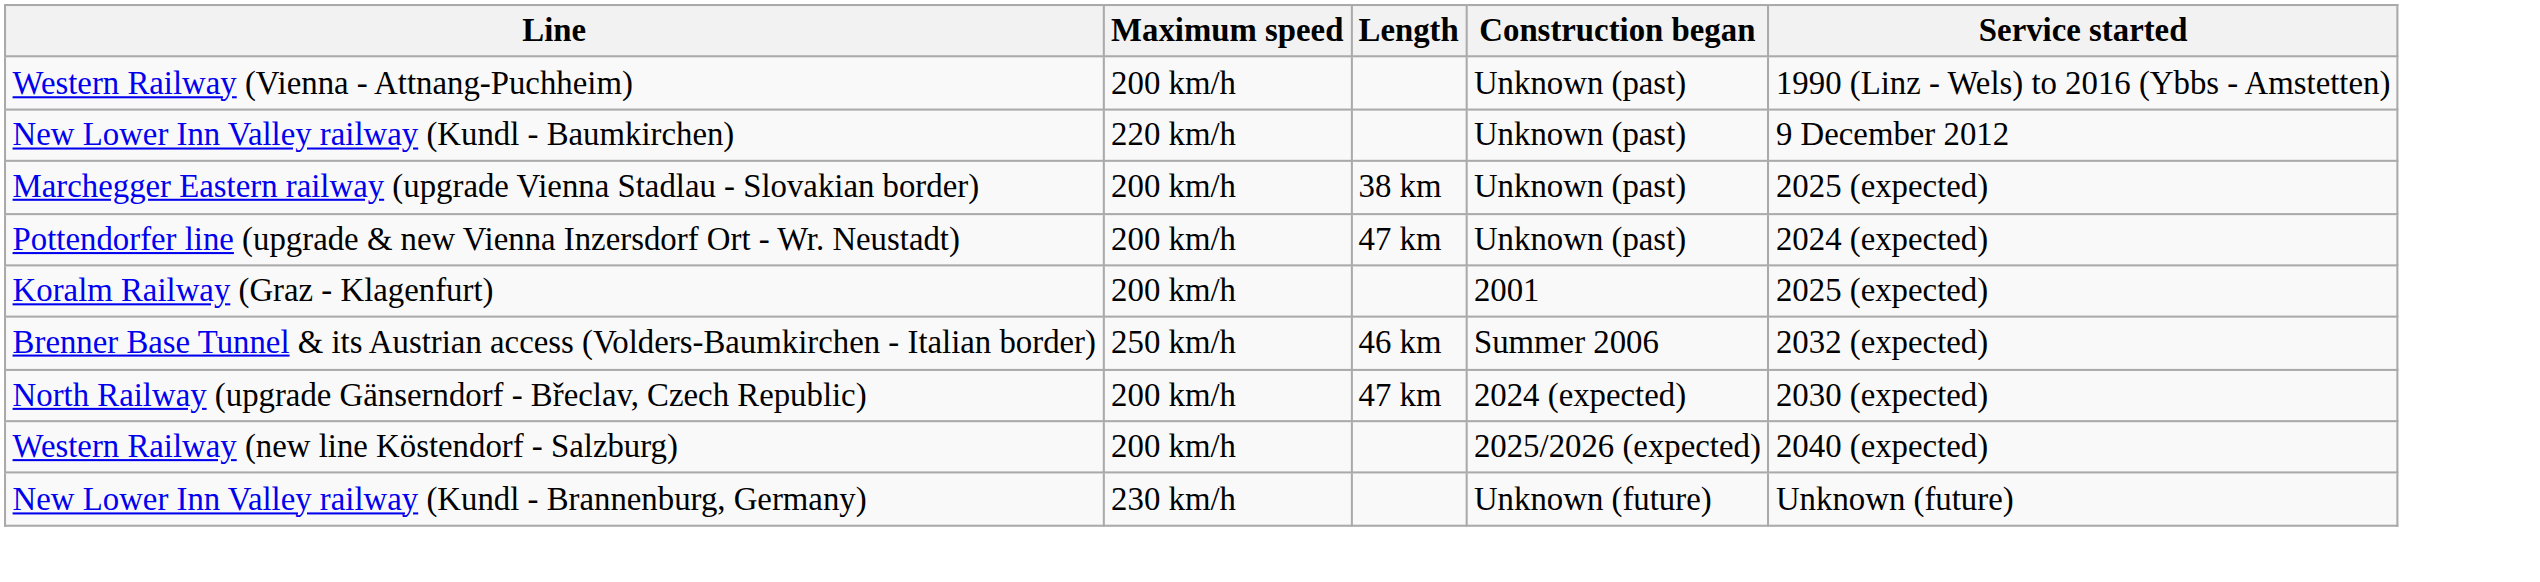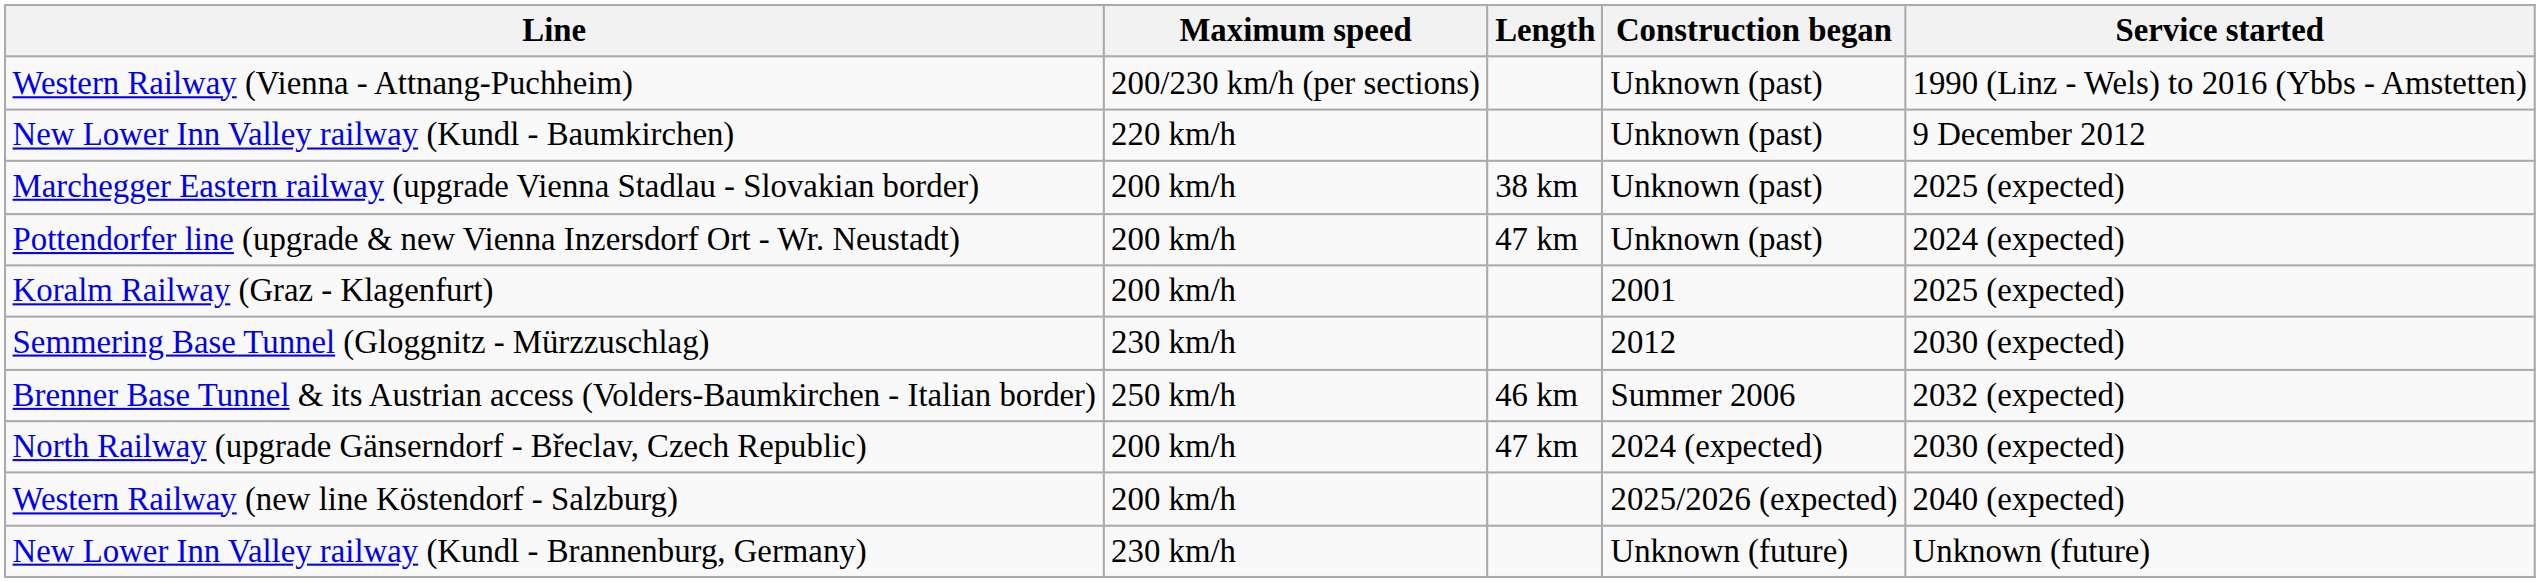(1174, 82) 200 km/h -> (1296, 82) 200/230 km/h (per sections)
+ row: (361, 342)
